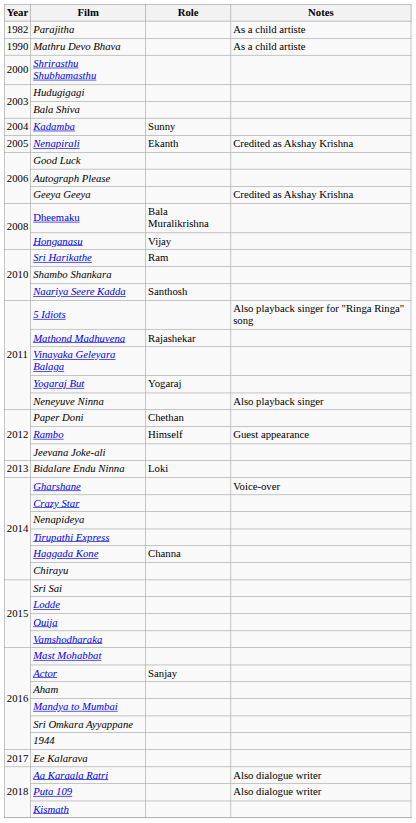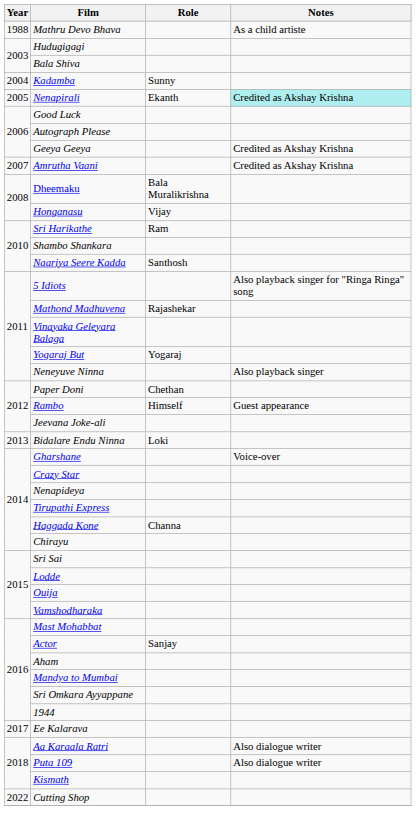- row: (54, 30)
(18, 47) 1990 -> (18, 30) 1988
- row: (65, 70)
(293, 144) no background -> (293, 98) paleturquoise background
+ row: (65, 166)
+ row: (61, 797)
